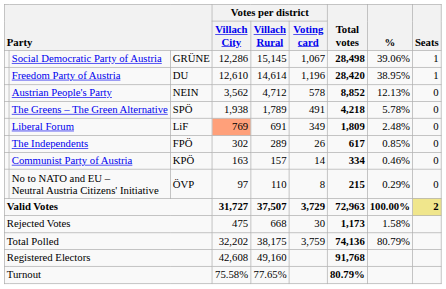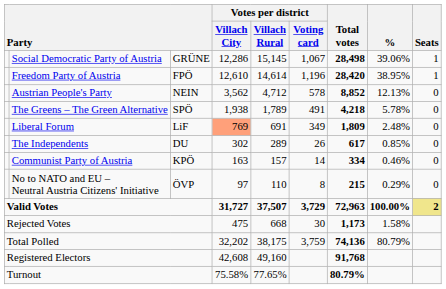(181, 76) DU -> (183, 76) FPÖ
(183, 144) FPÖ -> (181, 144) DU
